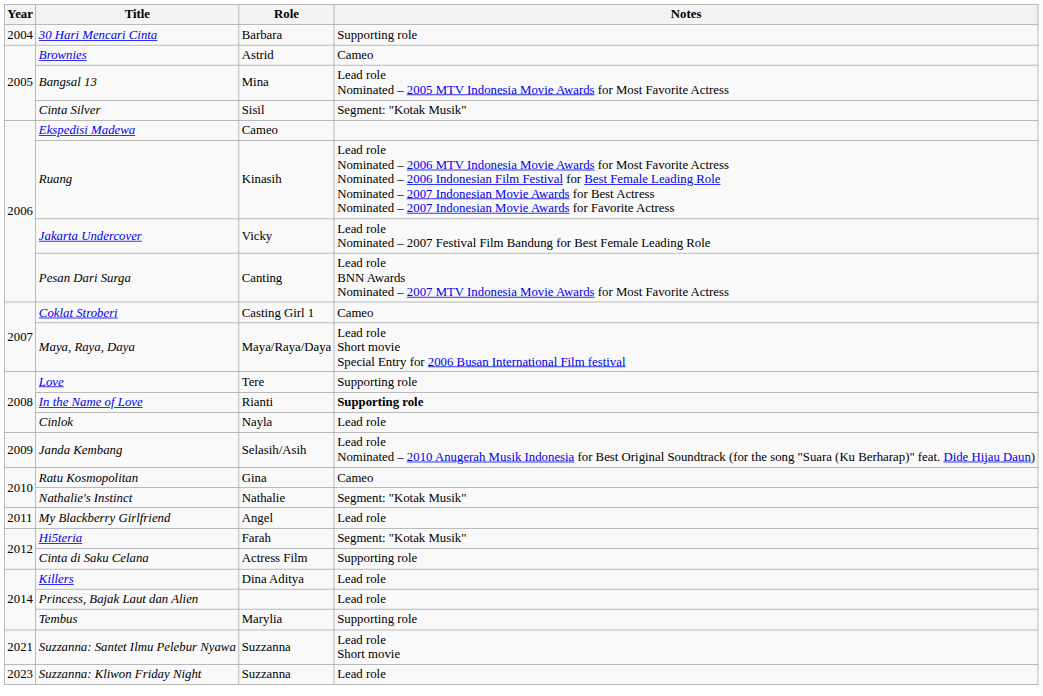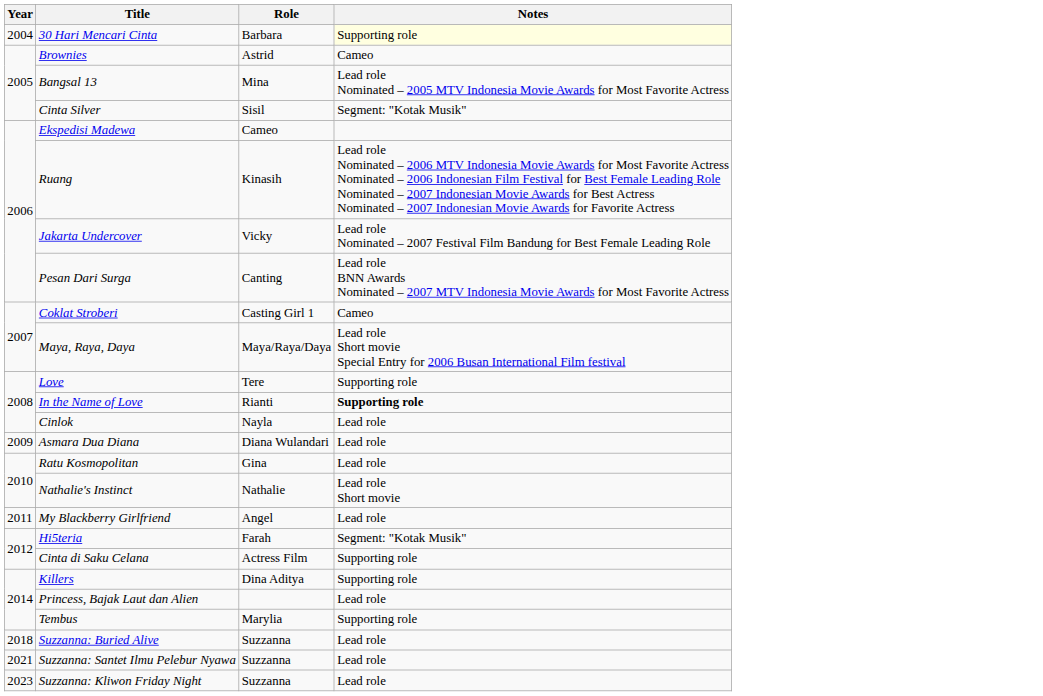(377, 34) no background -> (377, 34) lightyellow background
+ row: (89, 442)
- row: (81, 450)
(355, 477) Cameo -> (362, 463) Lead role
(402, 497) Segment: "Kotak Musik" -> (369, 490) Lead role Short movie
(362, 579) Lead role -> (377, 579) Supporting role
+ row: (99, 639)
(369, 647) Lead role Short movie -> (362, 660) Lead role
